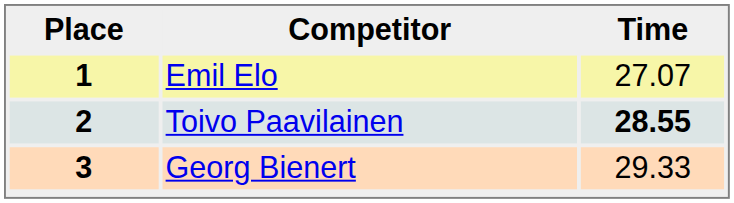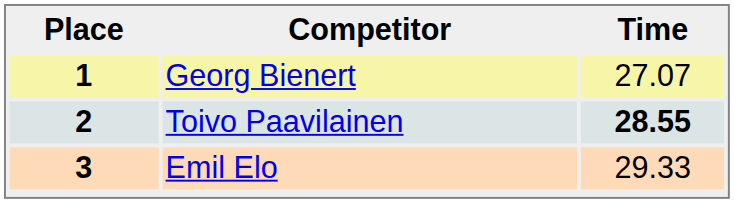(222, 76) Emil Elo -> (261, 76) Georg Bienert
(261, 167) Georg Bienert -> (222, 167) Emil Elo
